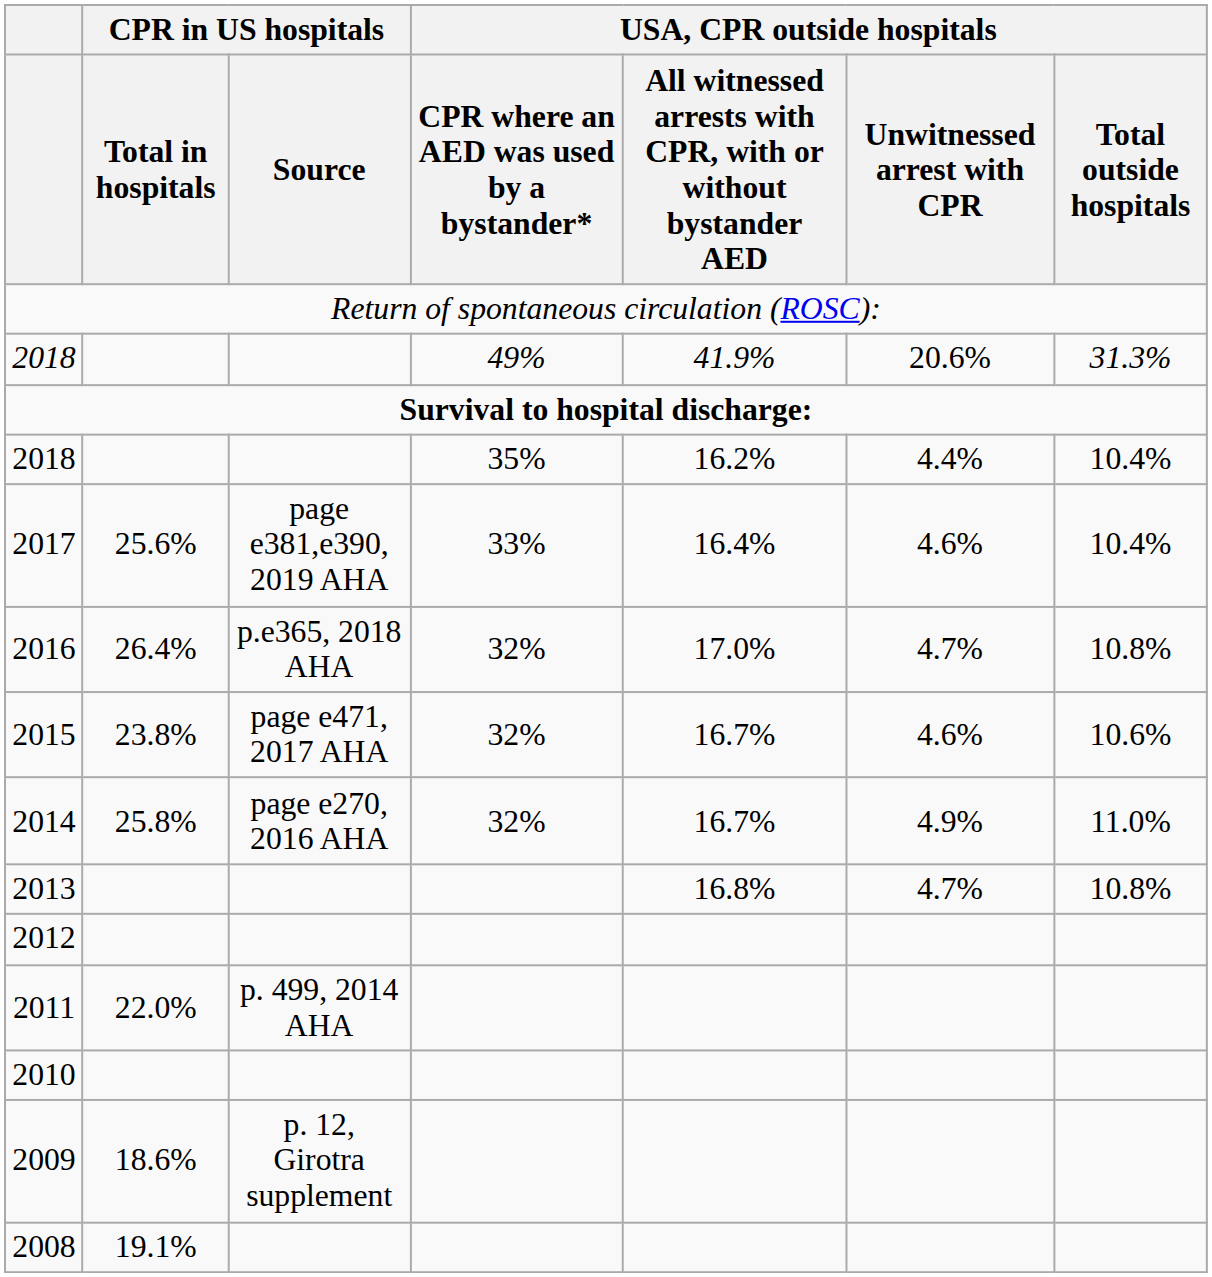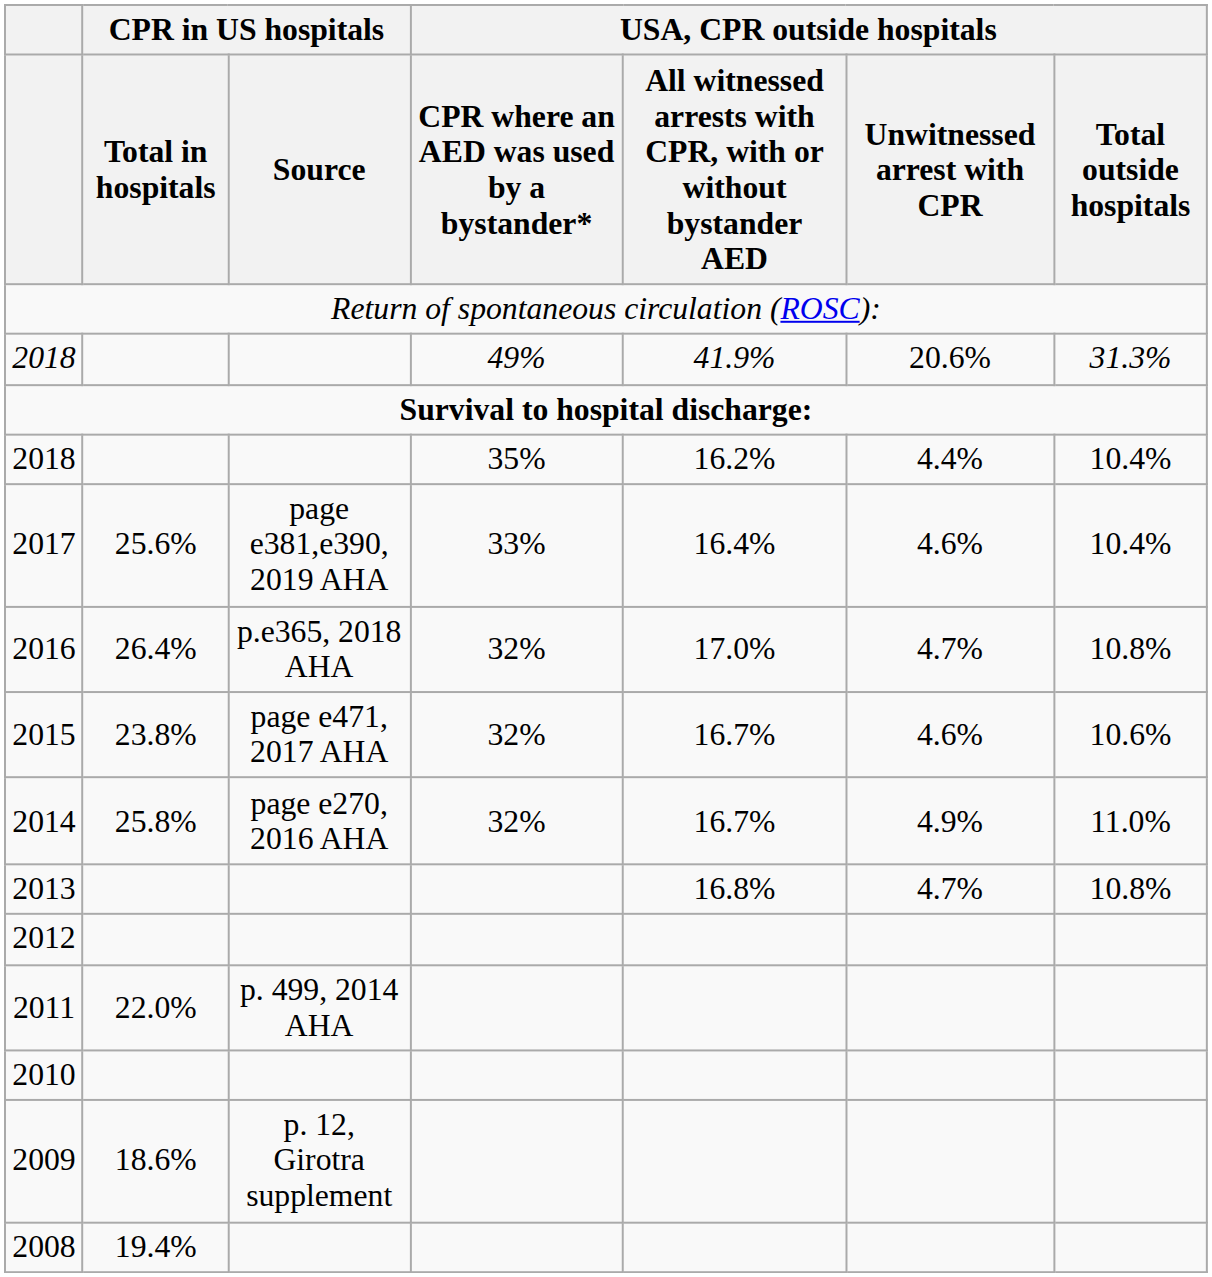(156, 1246) 19.1% -> (156, 1246) 19.4%
